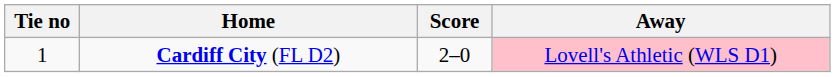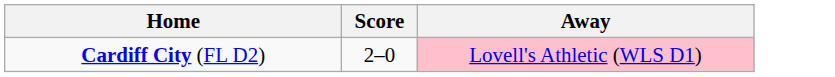- column: (42, 21)
